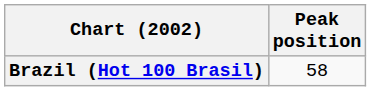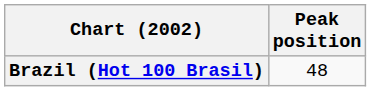(317, 71) 58 -> (317, 71) 48
